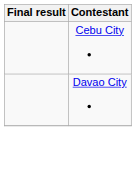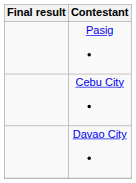+ row: (100, 42)
